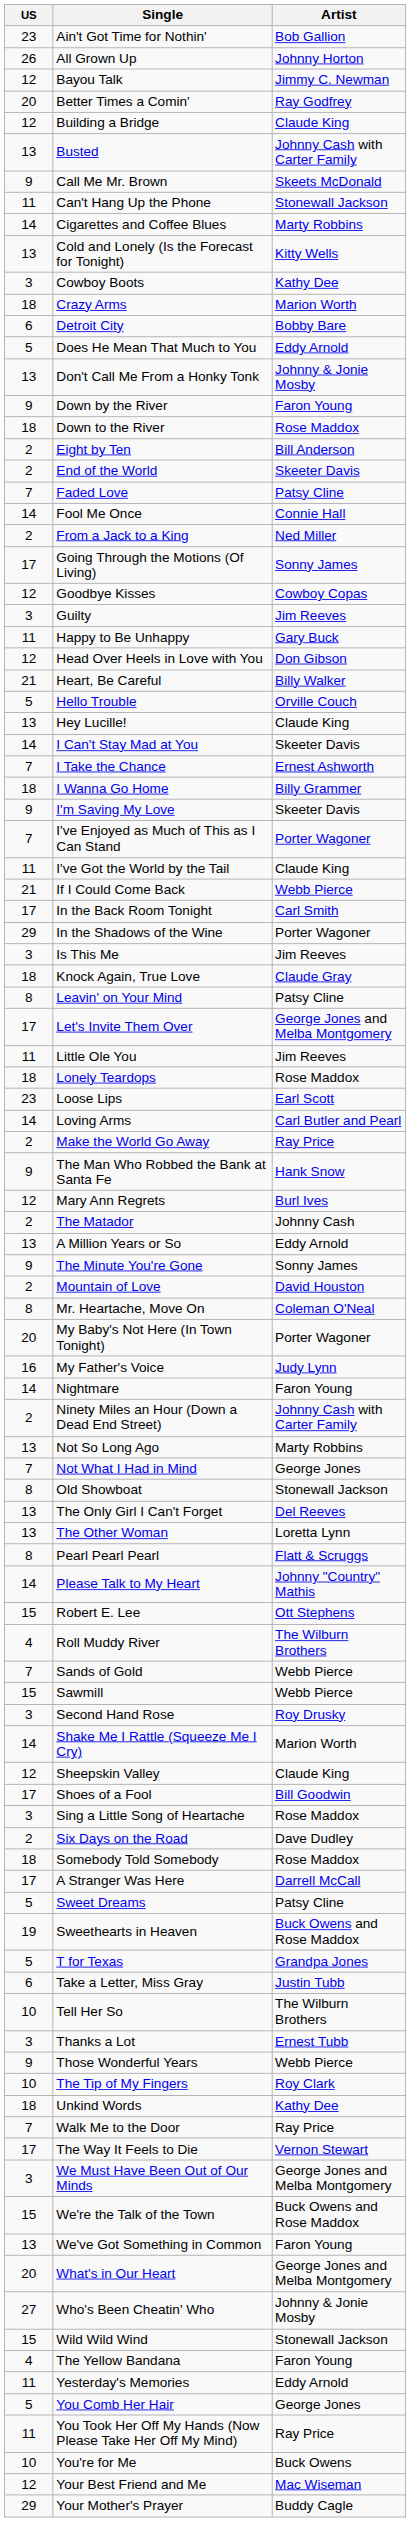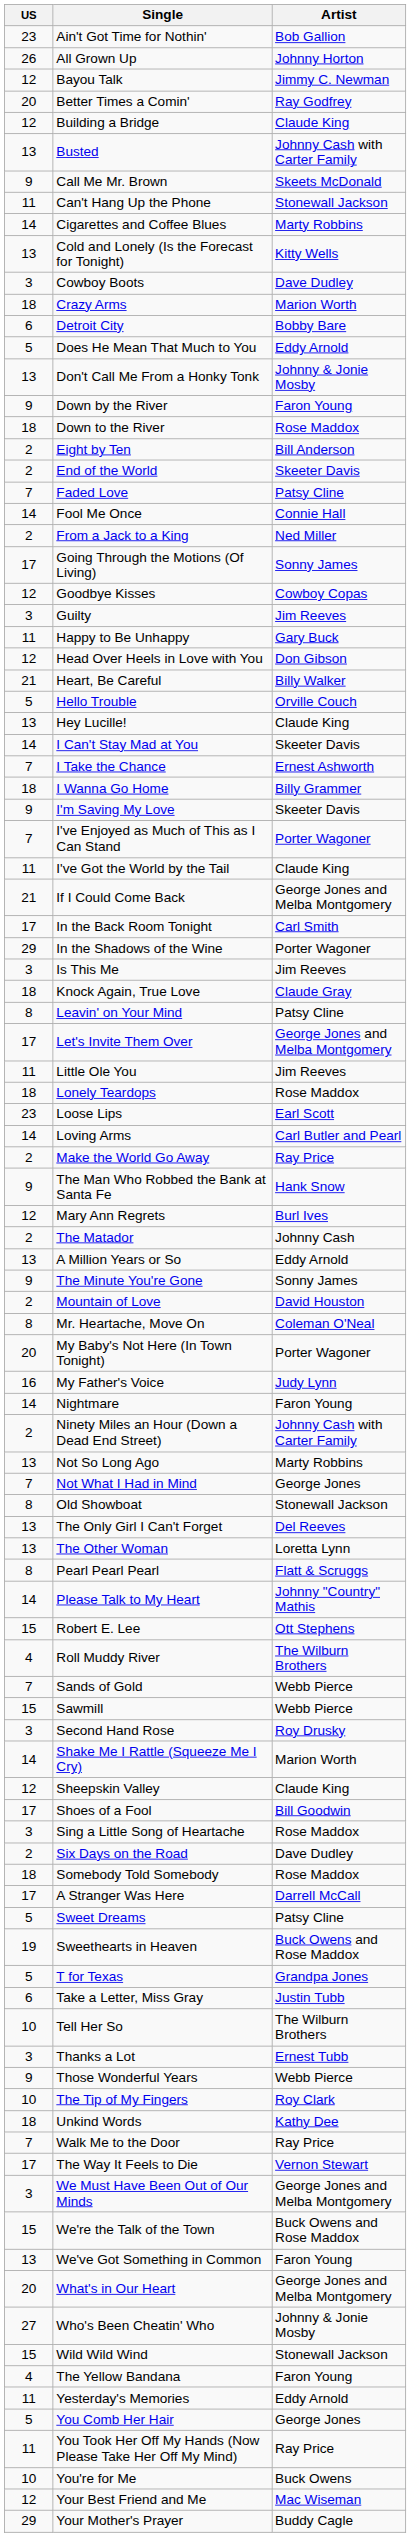(307, 283) Kathy Dee -> (314, 283) Dave Dudley
(314, 889) Webb Pierce -> (333, 897) George Jones and Melba Montgomery
